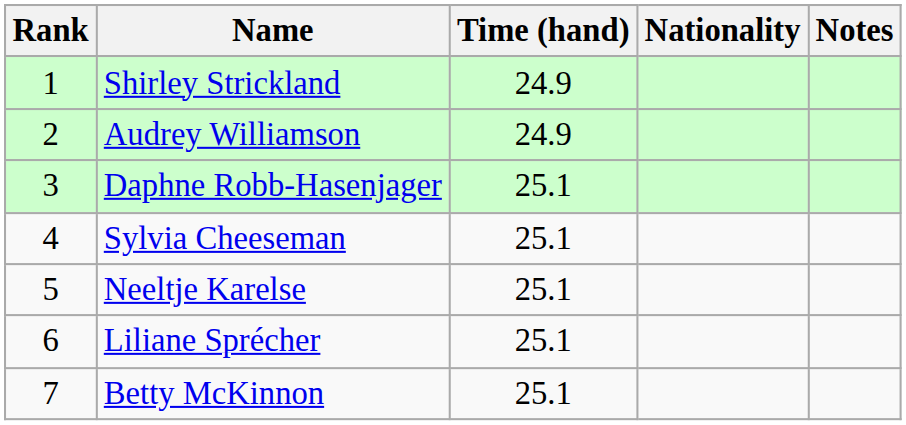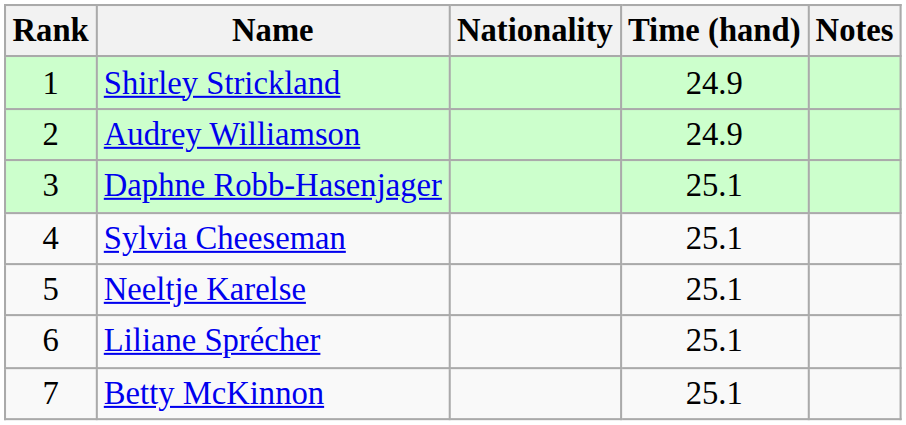columns swapped: (723, 30) <-> (543, 30)
